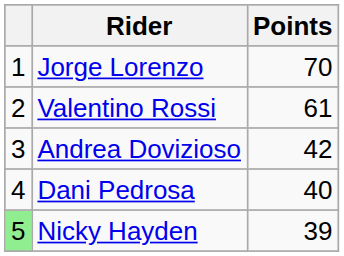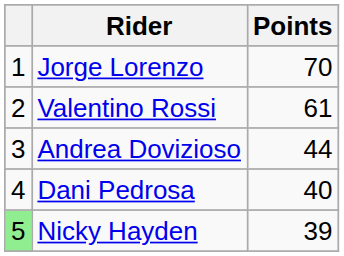(318, 149) 42 -> (318, 149) 44
